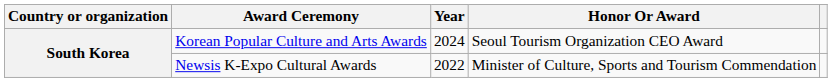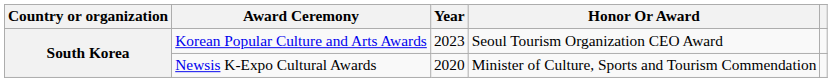(449, 41) 2024 -> (449, 41) 2023
(449, 65) 2022 -> (449, 65) 2020
